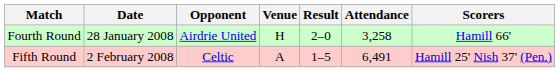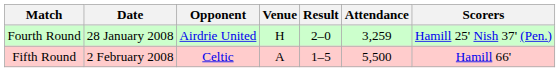(377, 35) 3,258 -> (377, 35) 3,259
(483, 35) Hamill 66' -> (483, 35) Hamill 25' Nish 37' (Pen.)
(377, 56) 6,491 -> (377, 56) 5,500
(483, 56) Hamill 25' Nish 37' (Pen.) -> (483, 56) Hamill 66'
